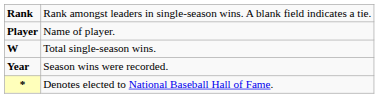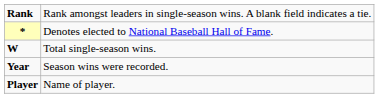rows swapped: (22, 31) <-> (22, 84)
